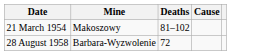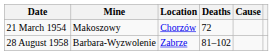+ column: (179, 12)
(175, 27) 81–102 -> (207, 27) 72
(165, 43) 72 -> (216, 43) 81–102
